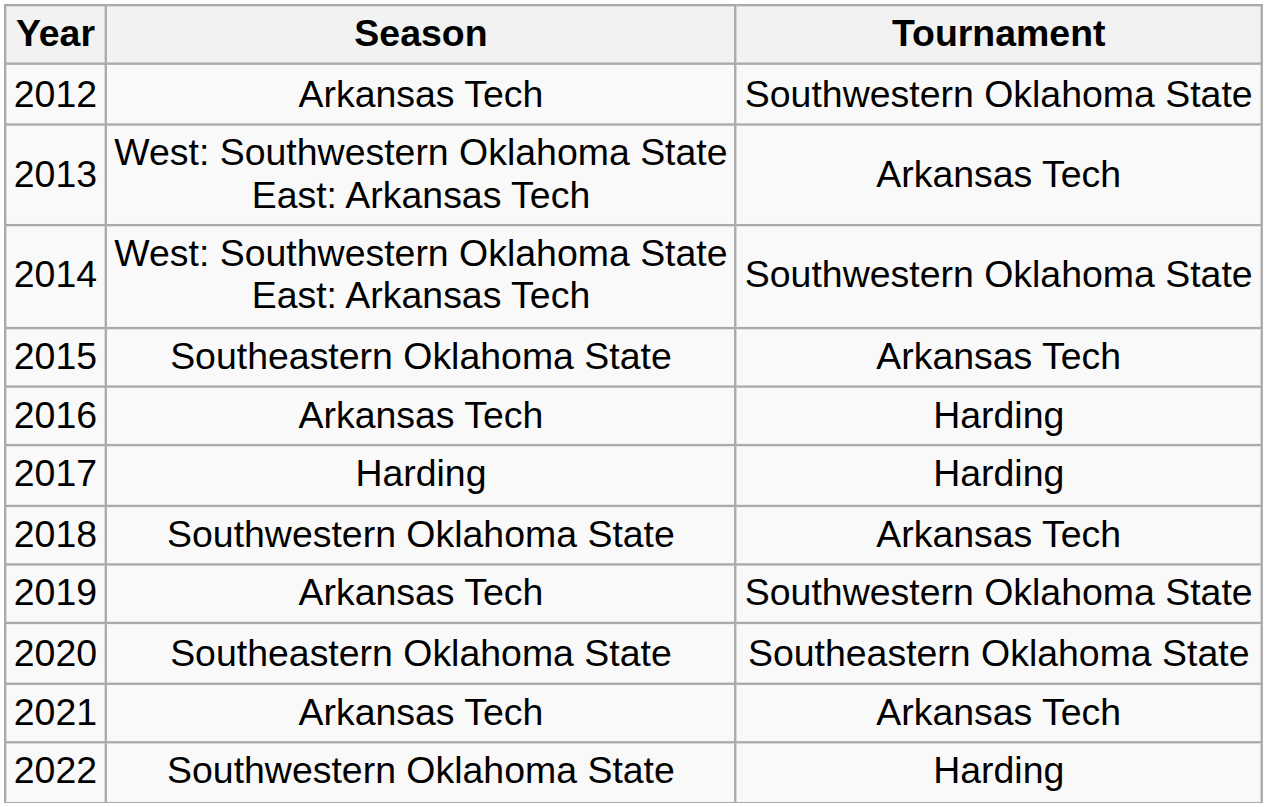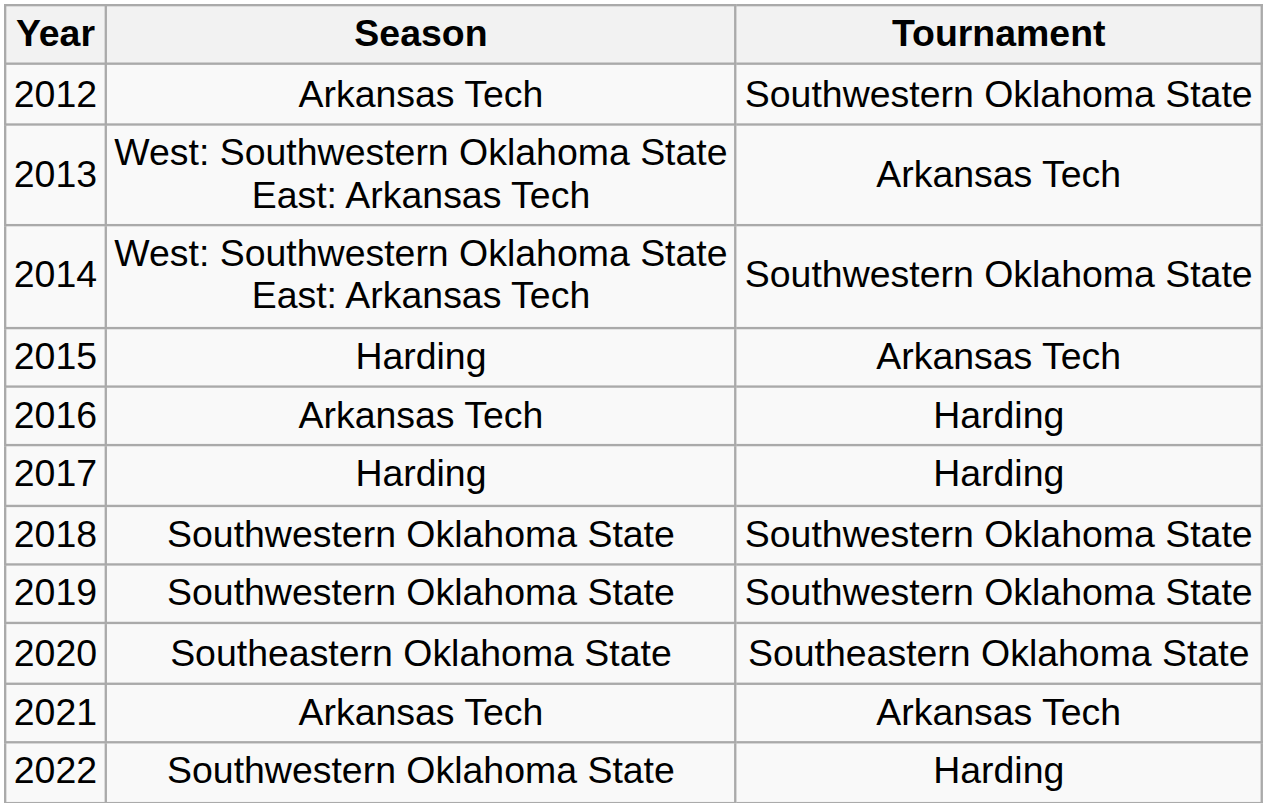(421, 355) Southeastern Oklahoma State -> (421, 355) Harding
(999, 534) Arkansas Tech -> (999, 534) Southwestern Oklahoma State
(421, 593) Arkansas Tech -> (421, 593) Southwestern Oklahoma State
